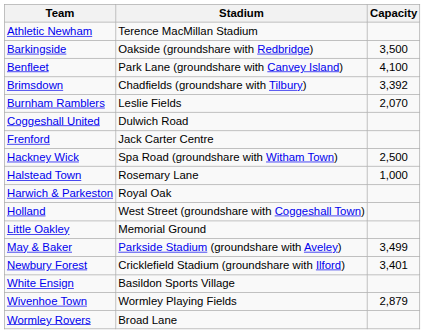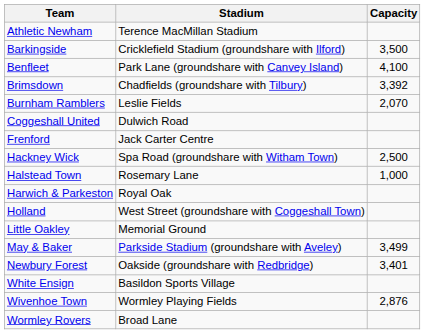(216, 49) Oakside (groundshare with Redbridge) -> (232, 49) Cricklefield Stadium (groundshare with Ilford)
(232, 265) Cricklefield Stadium (groundshare with Ilford) -> (216, 265) Oakside (groundshare with Redbridge)
(394, 301) 2,879 -> (394, 301) 2,876
